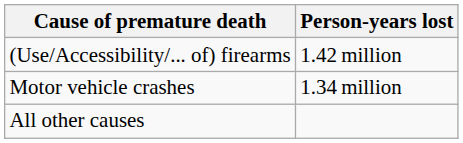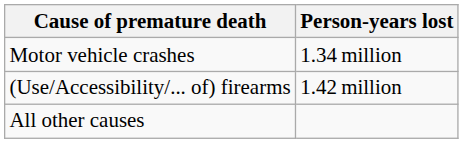rows swapped: (150, 54) <-> (102, 87)
